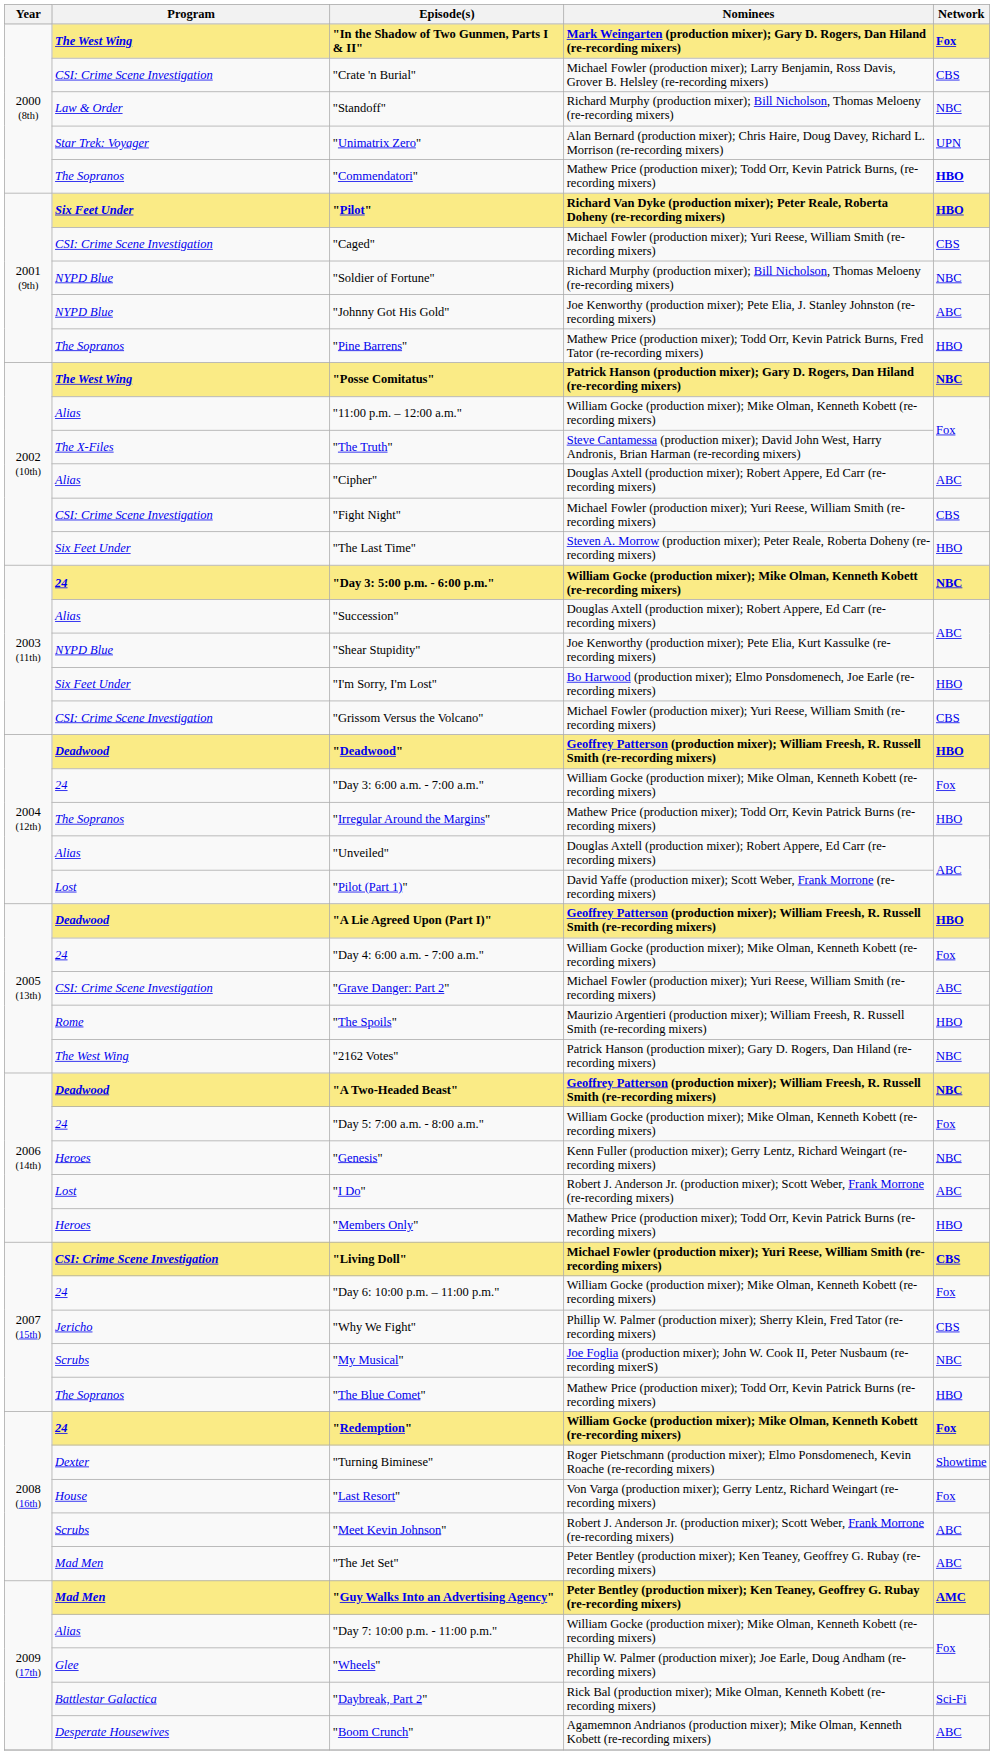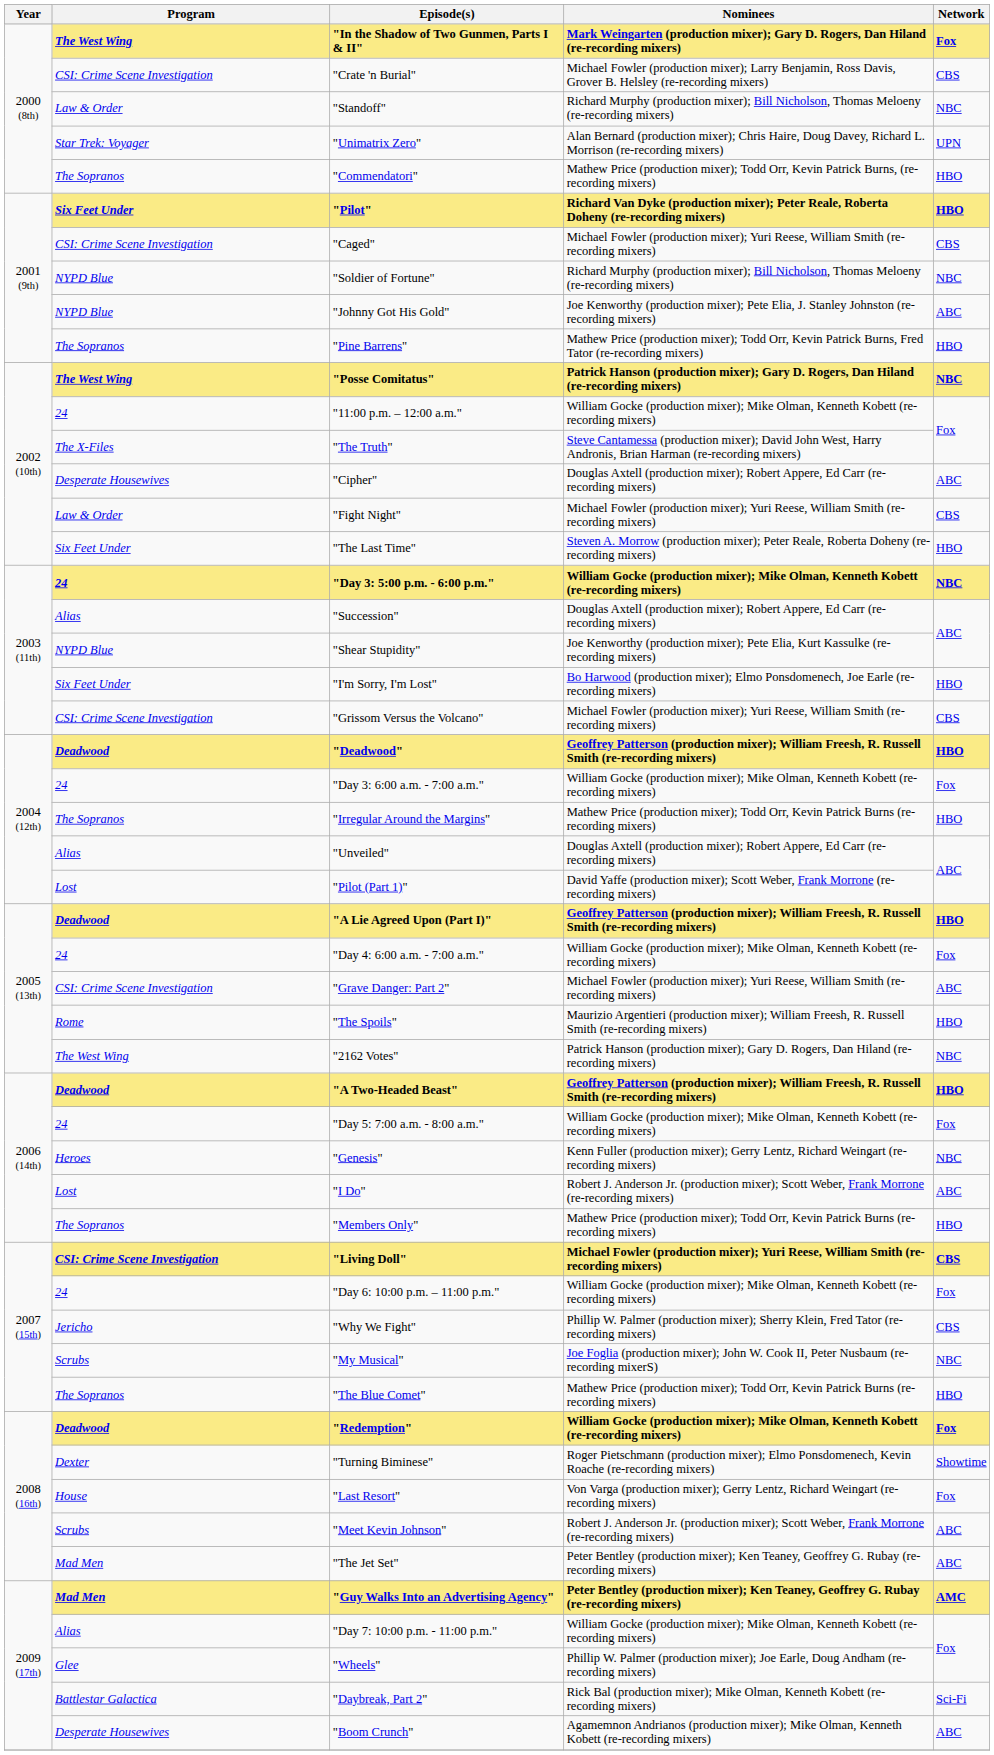(950, 176) bold -> (949, 176) normal
(68, 413) Alias -> (61, 413) 24
(68, 481) Alias -> (112, 481) Desperate Housewives
(134, 514) CSI: Crime Scene Investigation -> (89, 514) Law & Order
(949, 1090) NBC -> (950, 1090) HBO
(73, 1225) Heroes -> (90, 1225) The Sopranos
(61, 1428) 24 -> (82, 1428) Deadwood
